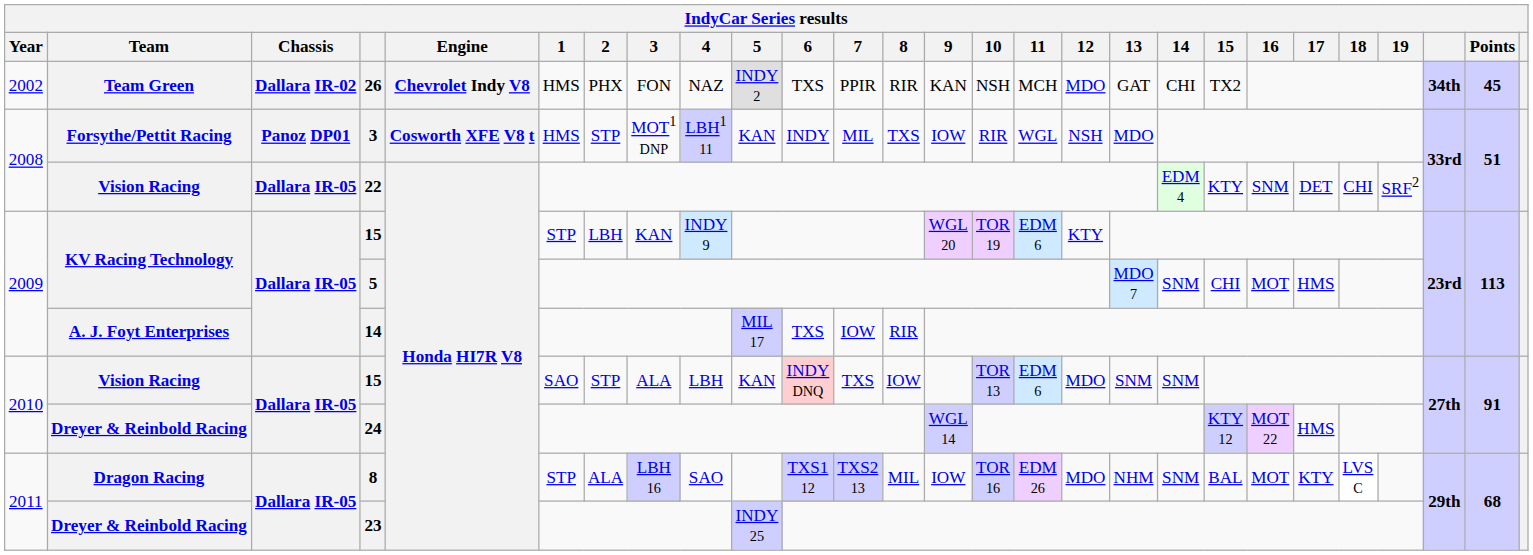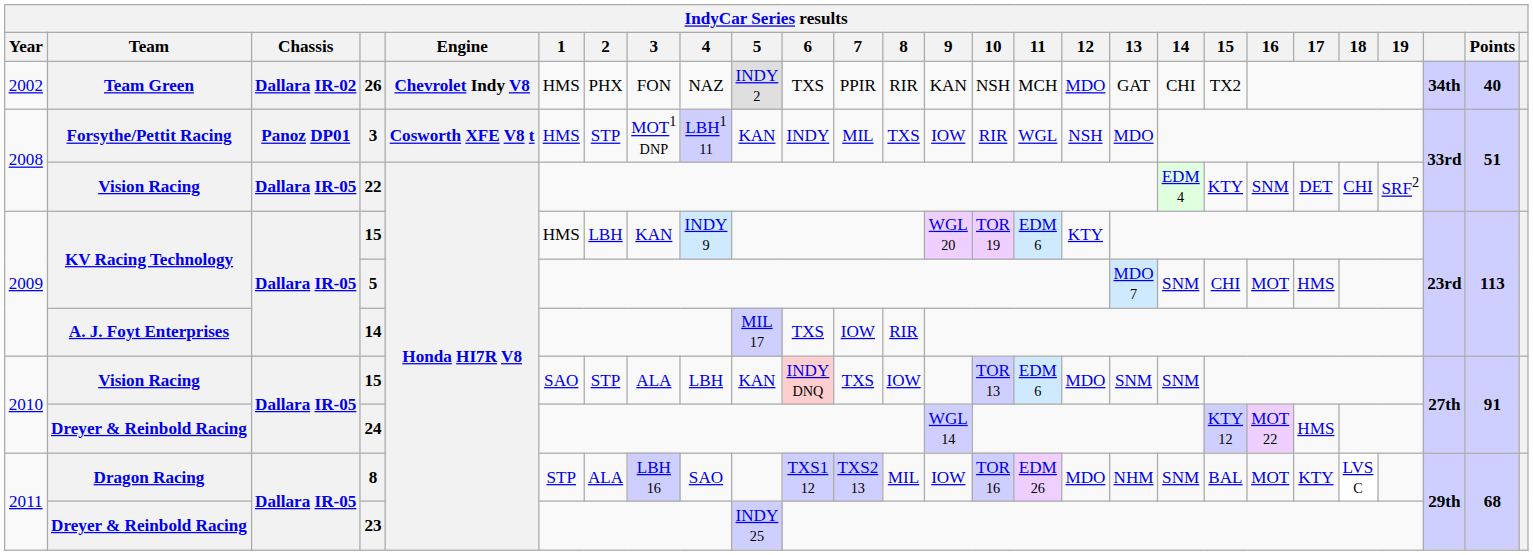(1492, 84) 45 -> (1492, 84) 40
(561, 234) STP -> (561, 234) HMS
